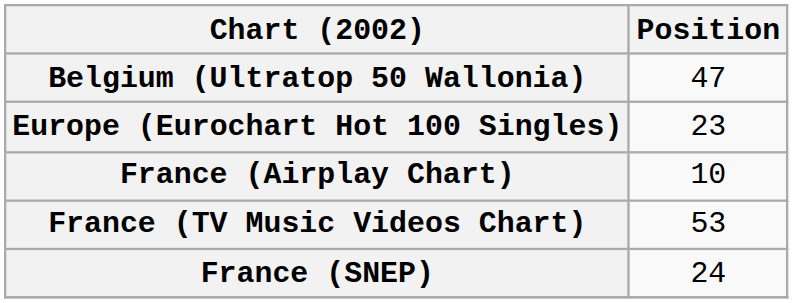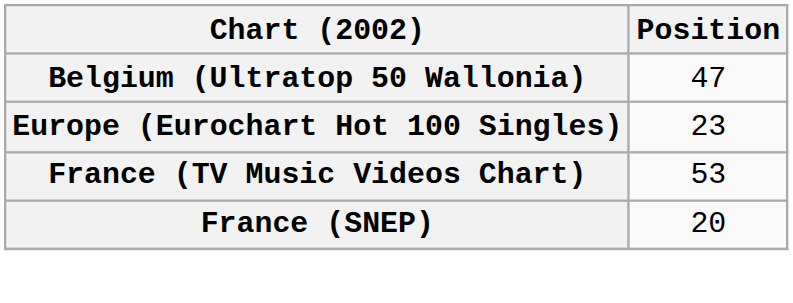- row: (317, 176)
(708, 273) 24 -> (708, 224) 20
